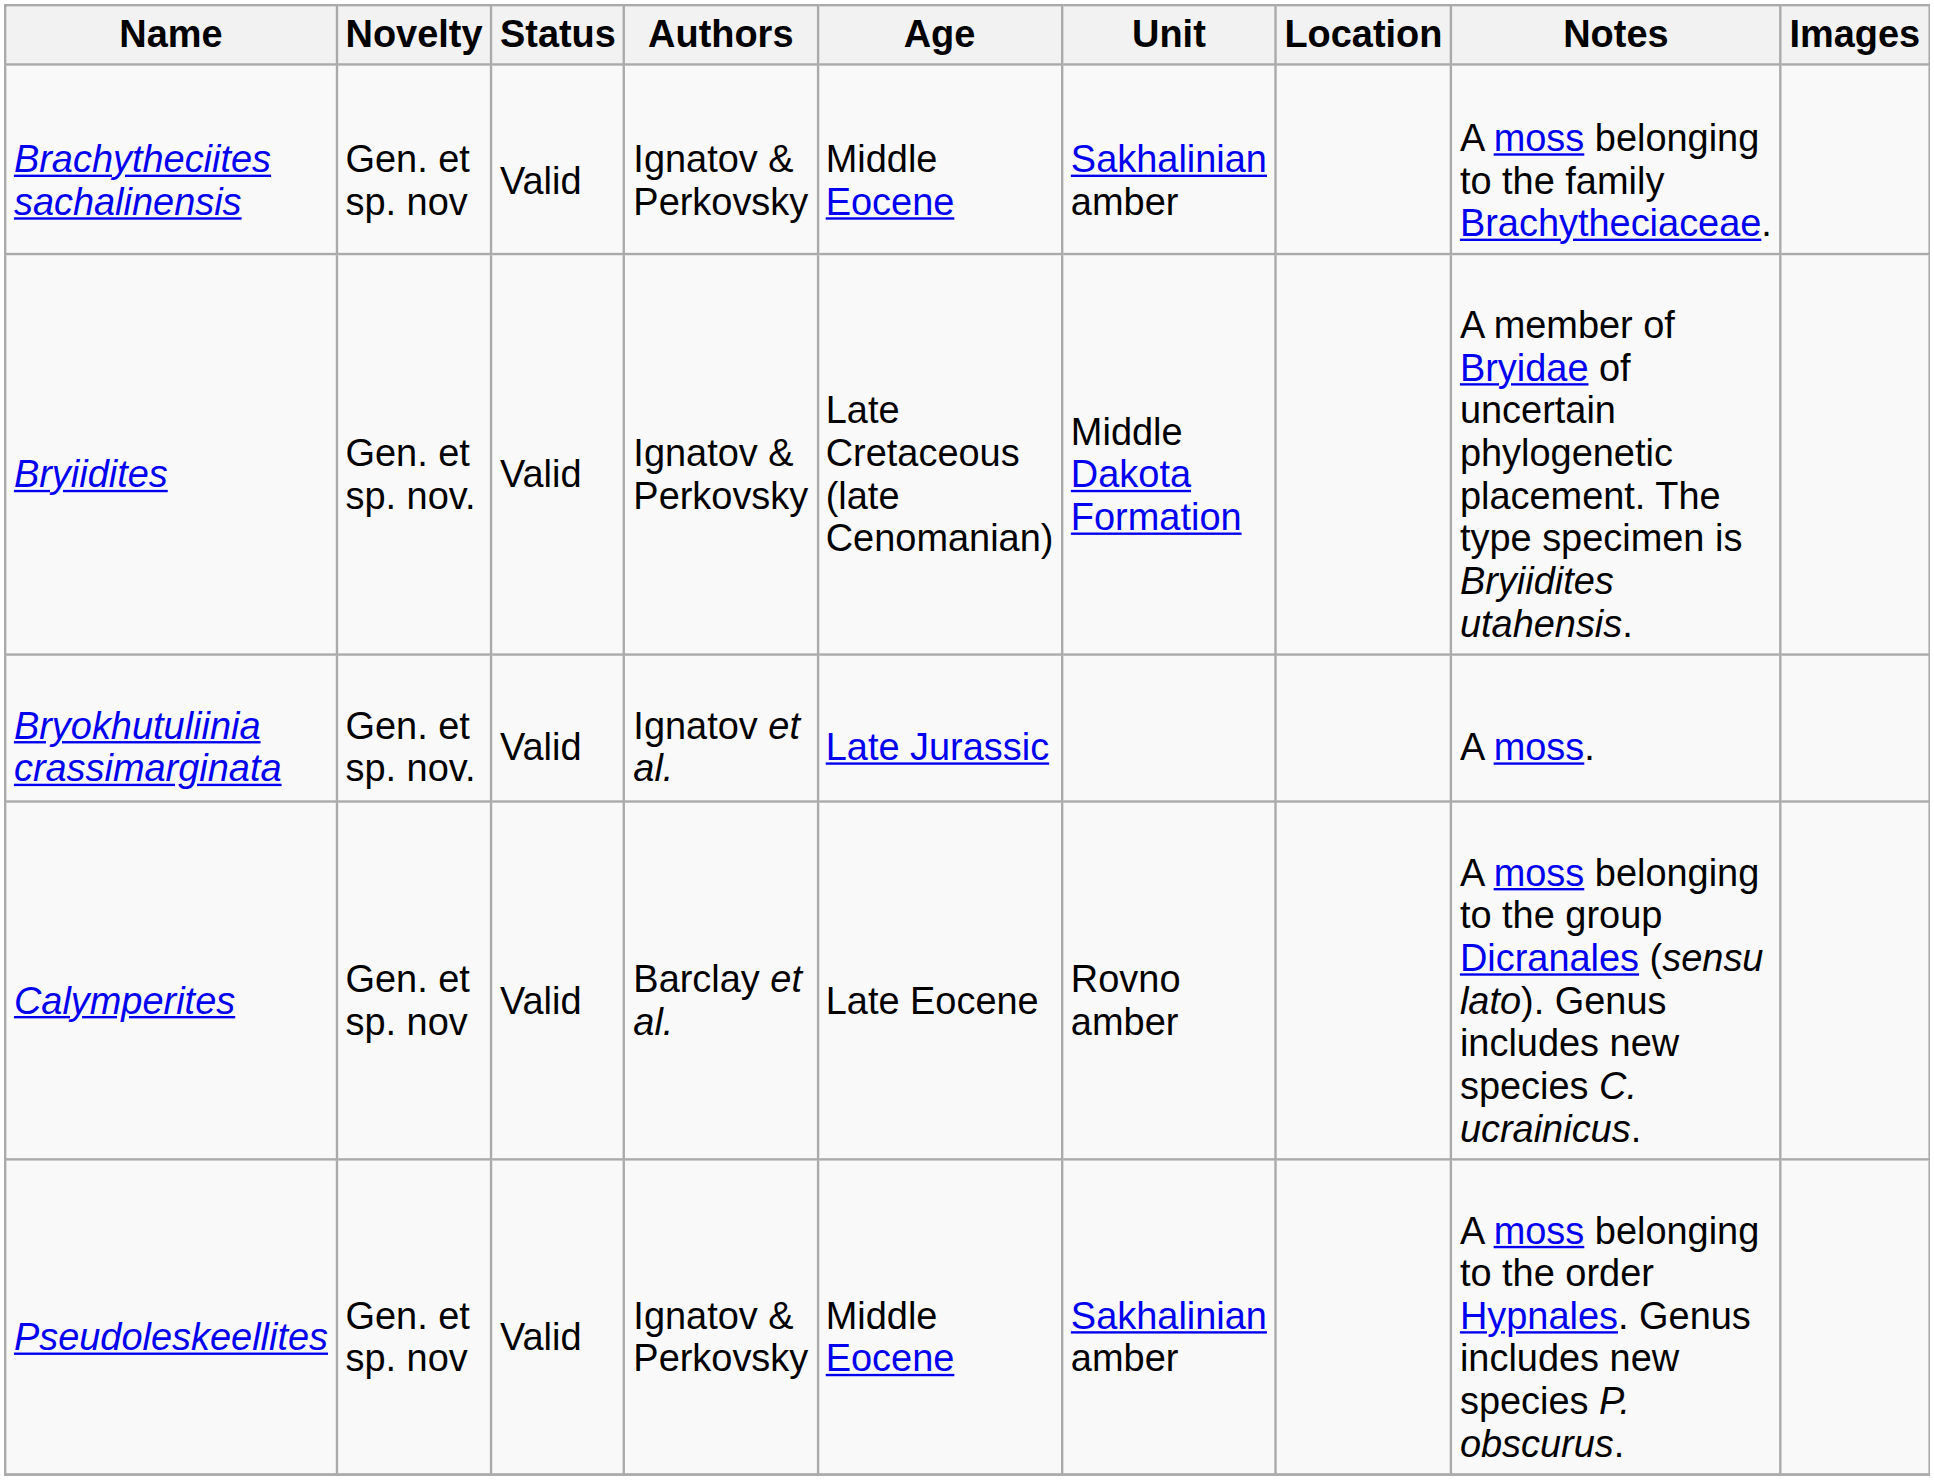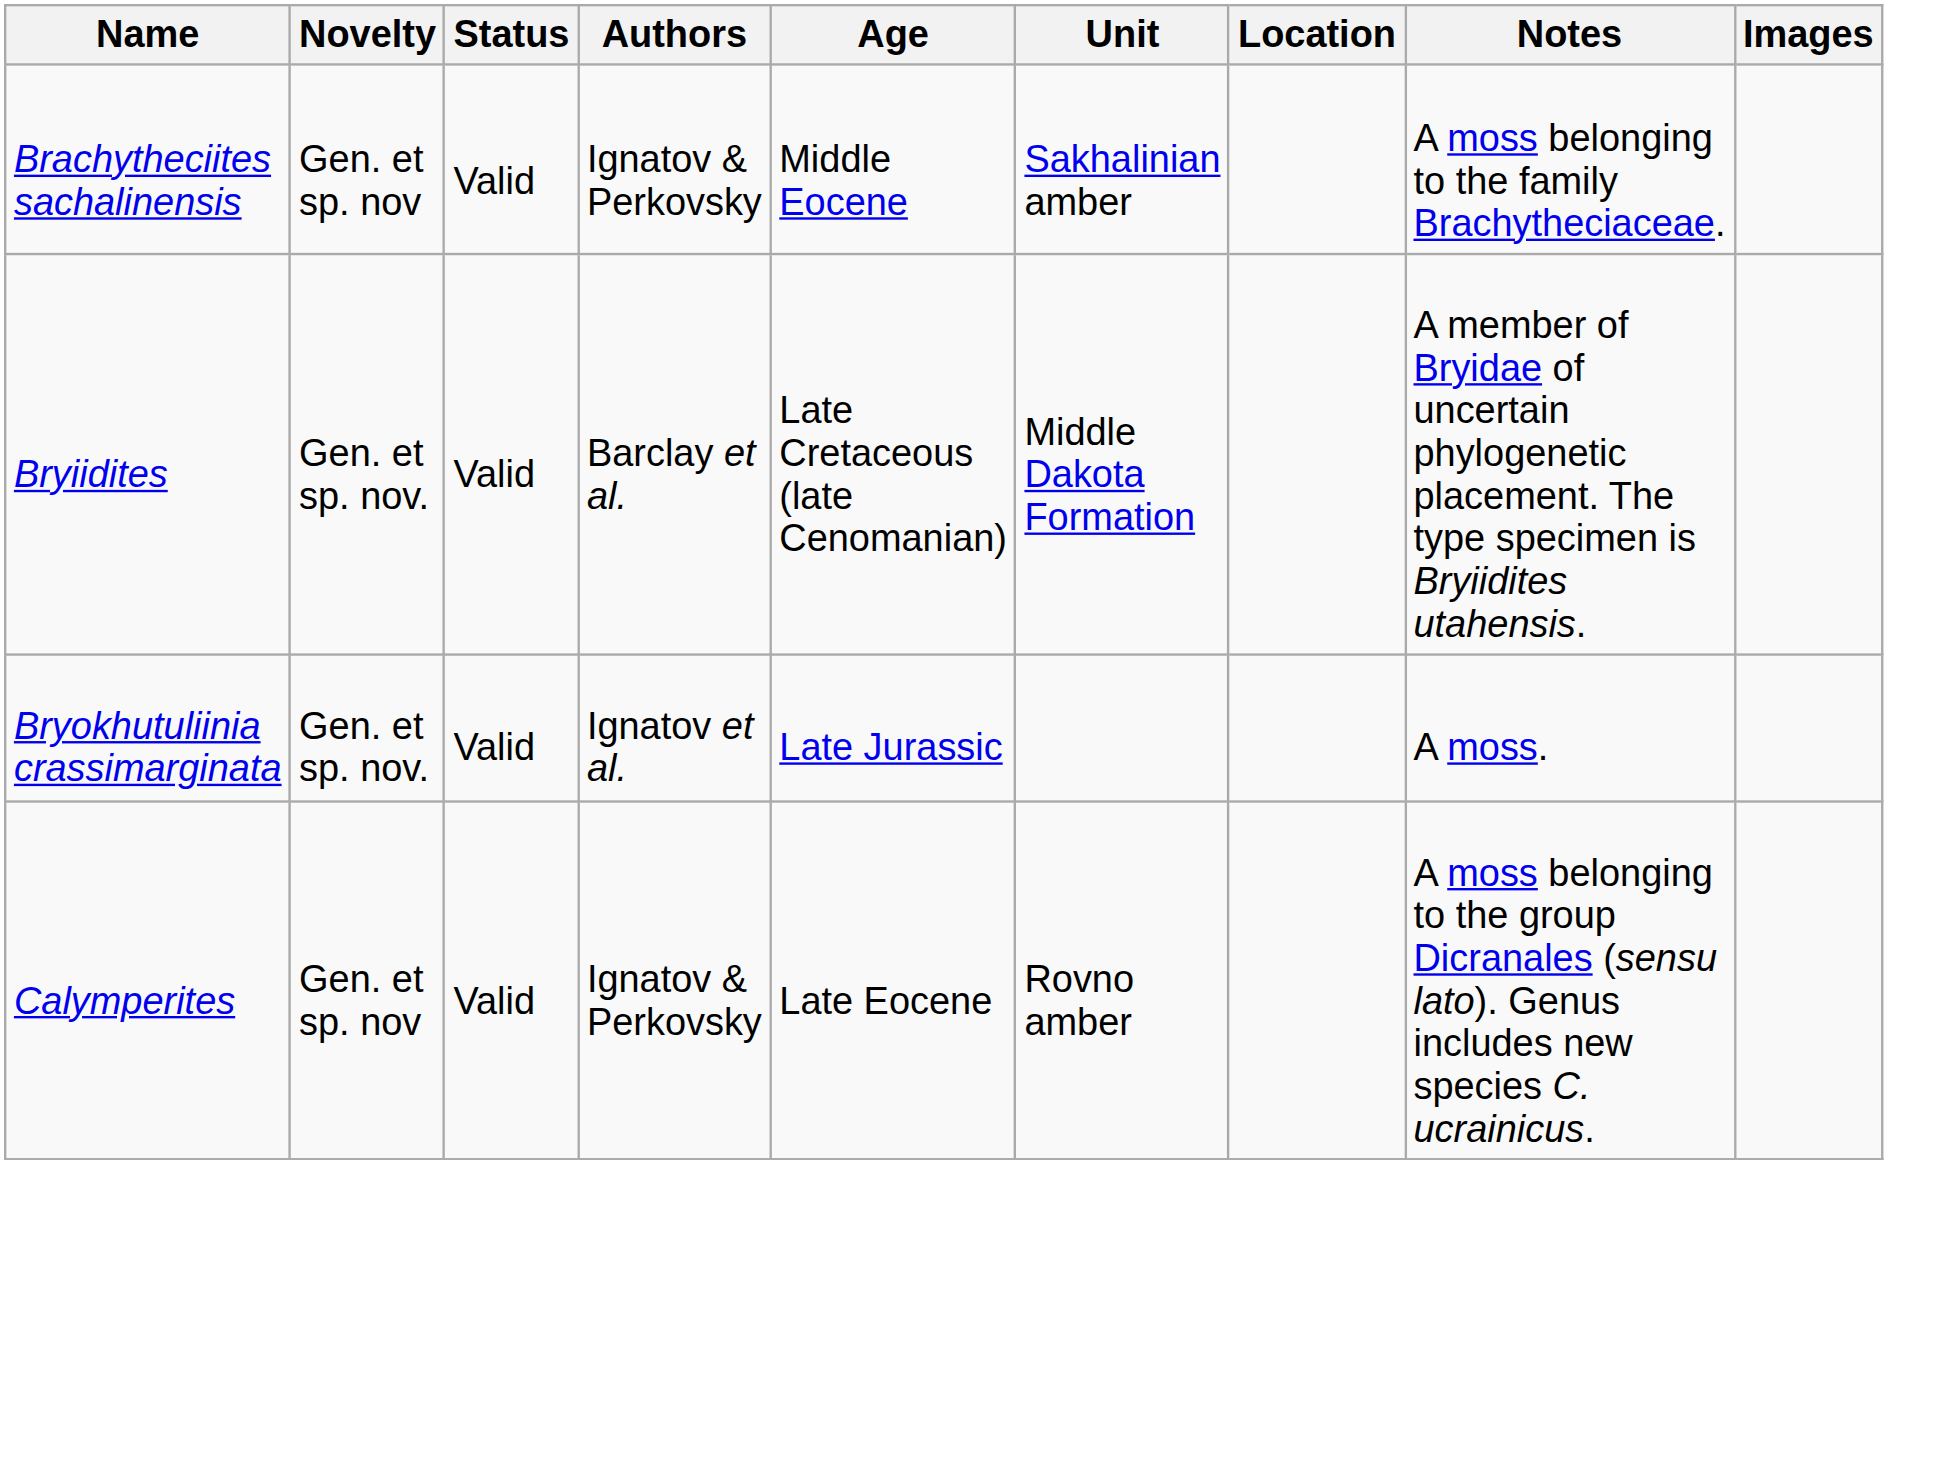(721, 474) Ignatov & Perkovsky -> (671, 474) Barclay et al.
(718, 1000) Barclay et al. -> (674, 1000) Ignatov & Perkovsky
- row: (171, 1337)
